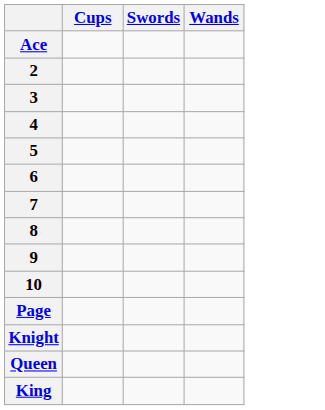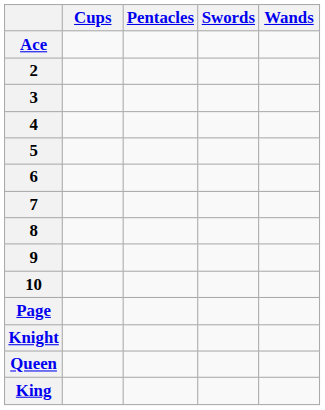+ column: (160, 17)
